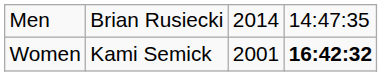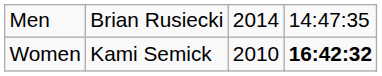(256, 53) 2001 -> (256, 53) 2010
